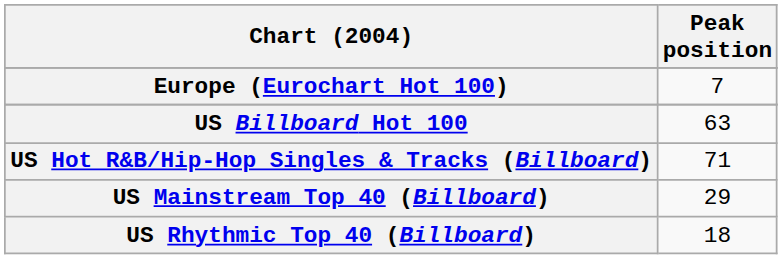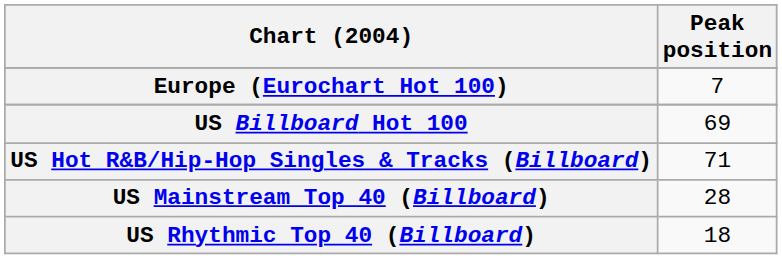(717, 124) 63 -> (717, 124) 69
(717, 198) 29 -> (717, 198) 28
